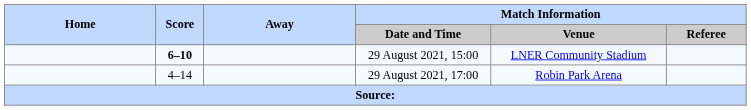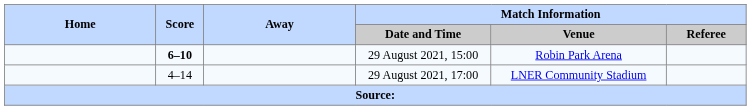(579, 54) LNER Community Stadium -> (579, 54) Robin Park Arena
(579, 75) Robin Park Arena -> (579, 75) LNER Community Stadium
